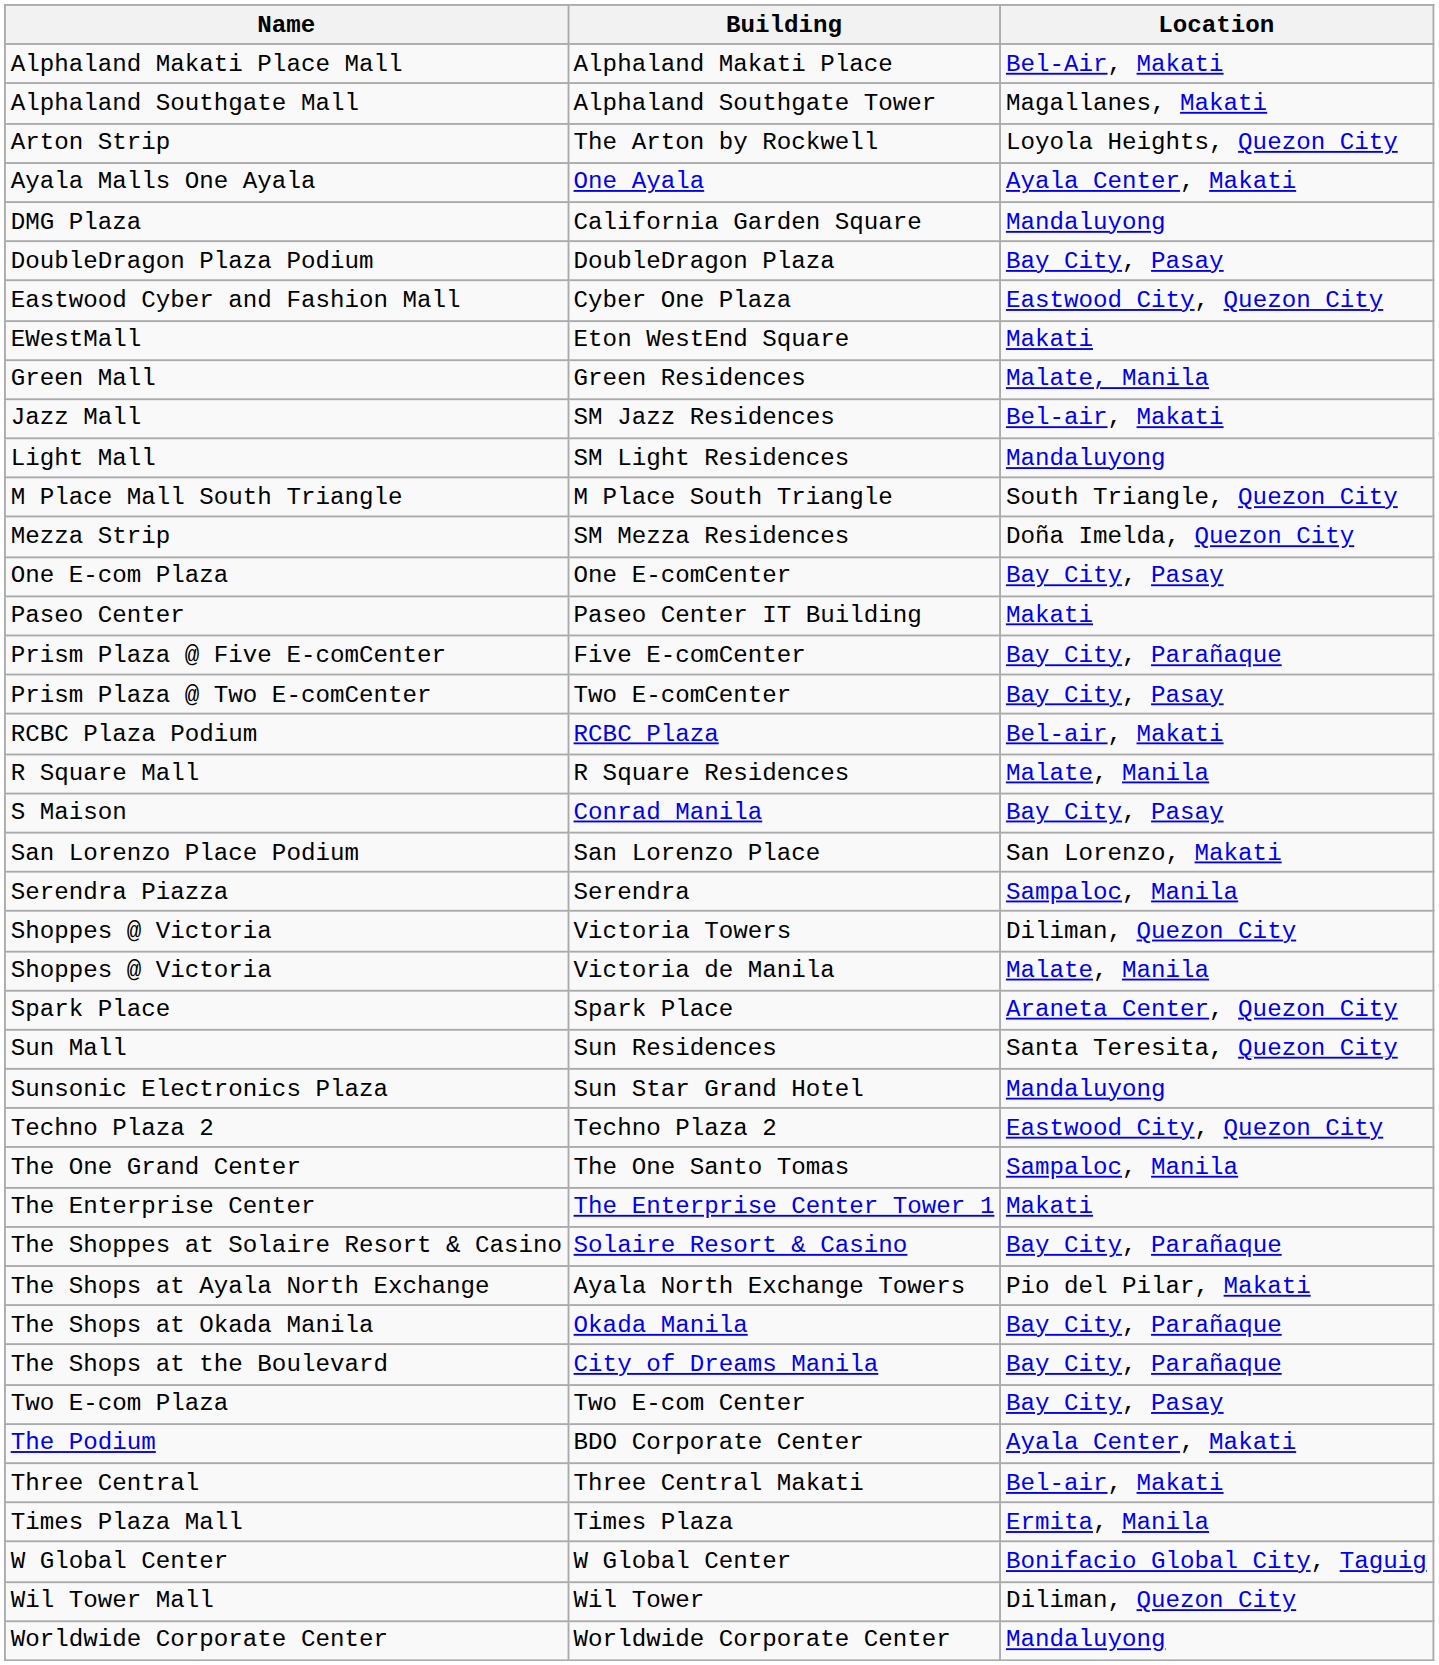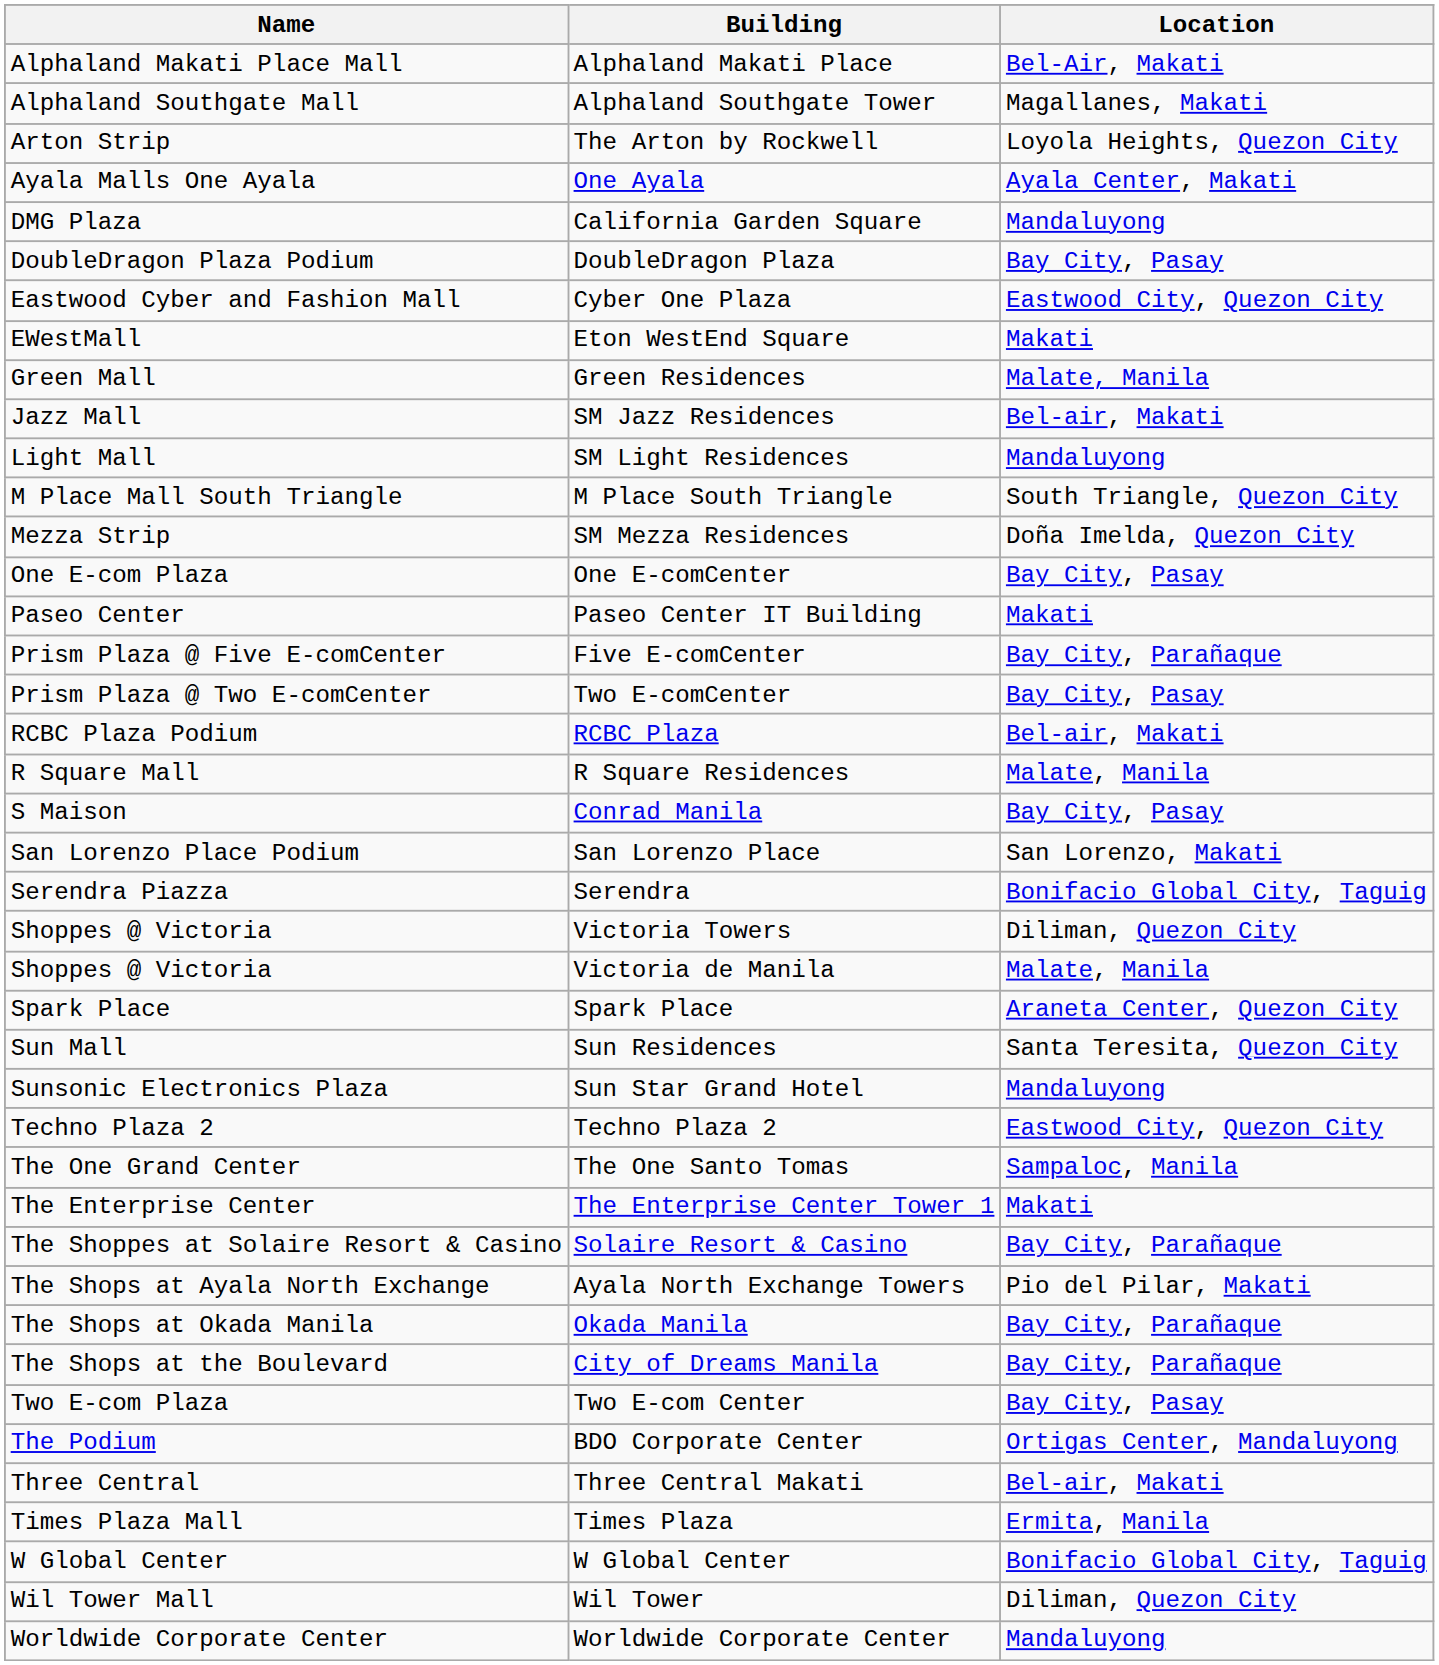(1122, 892) Sampaloc, Manila -> (1216, 892) Bonifacio Global City, Taguig
(1151, 1443) Ayala Center, Makati -> (1202, 1443) Ortigas Center, Mandaluyong
